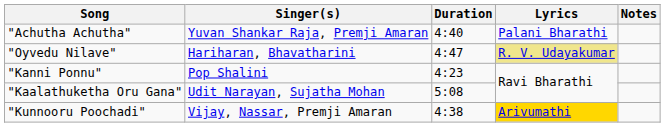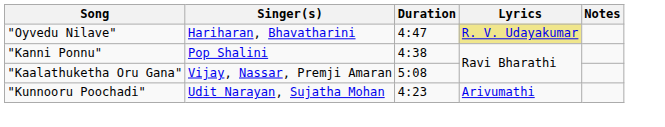- row: (69, 34)
(449, 73) 4:23 -> (412, 54) 4:38
(286, 93) Udit Narayan, Sujatha Mohan -> (290, 73) Vijay, Nassar, Premji Amaran
(290, 112) Vijay, Nassar, Premji Amaran -> (286, 93) Udit Narayan, Sujatha Mohan
(449, 112) 4:38 -> (412, 93) 4:23
(535, 112) gold background -> (498, 93) no background
